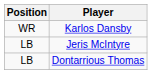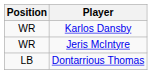(27, 45) LB -> (27, 45) WR
